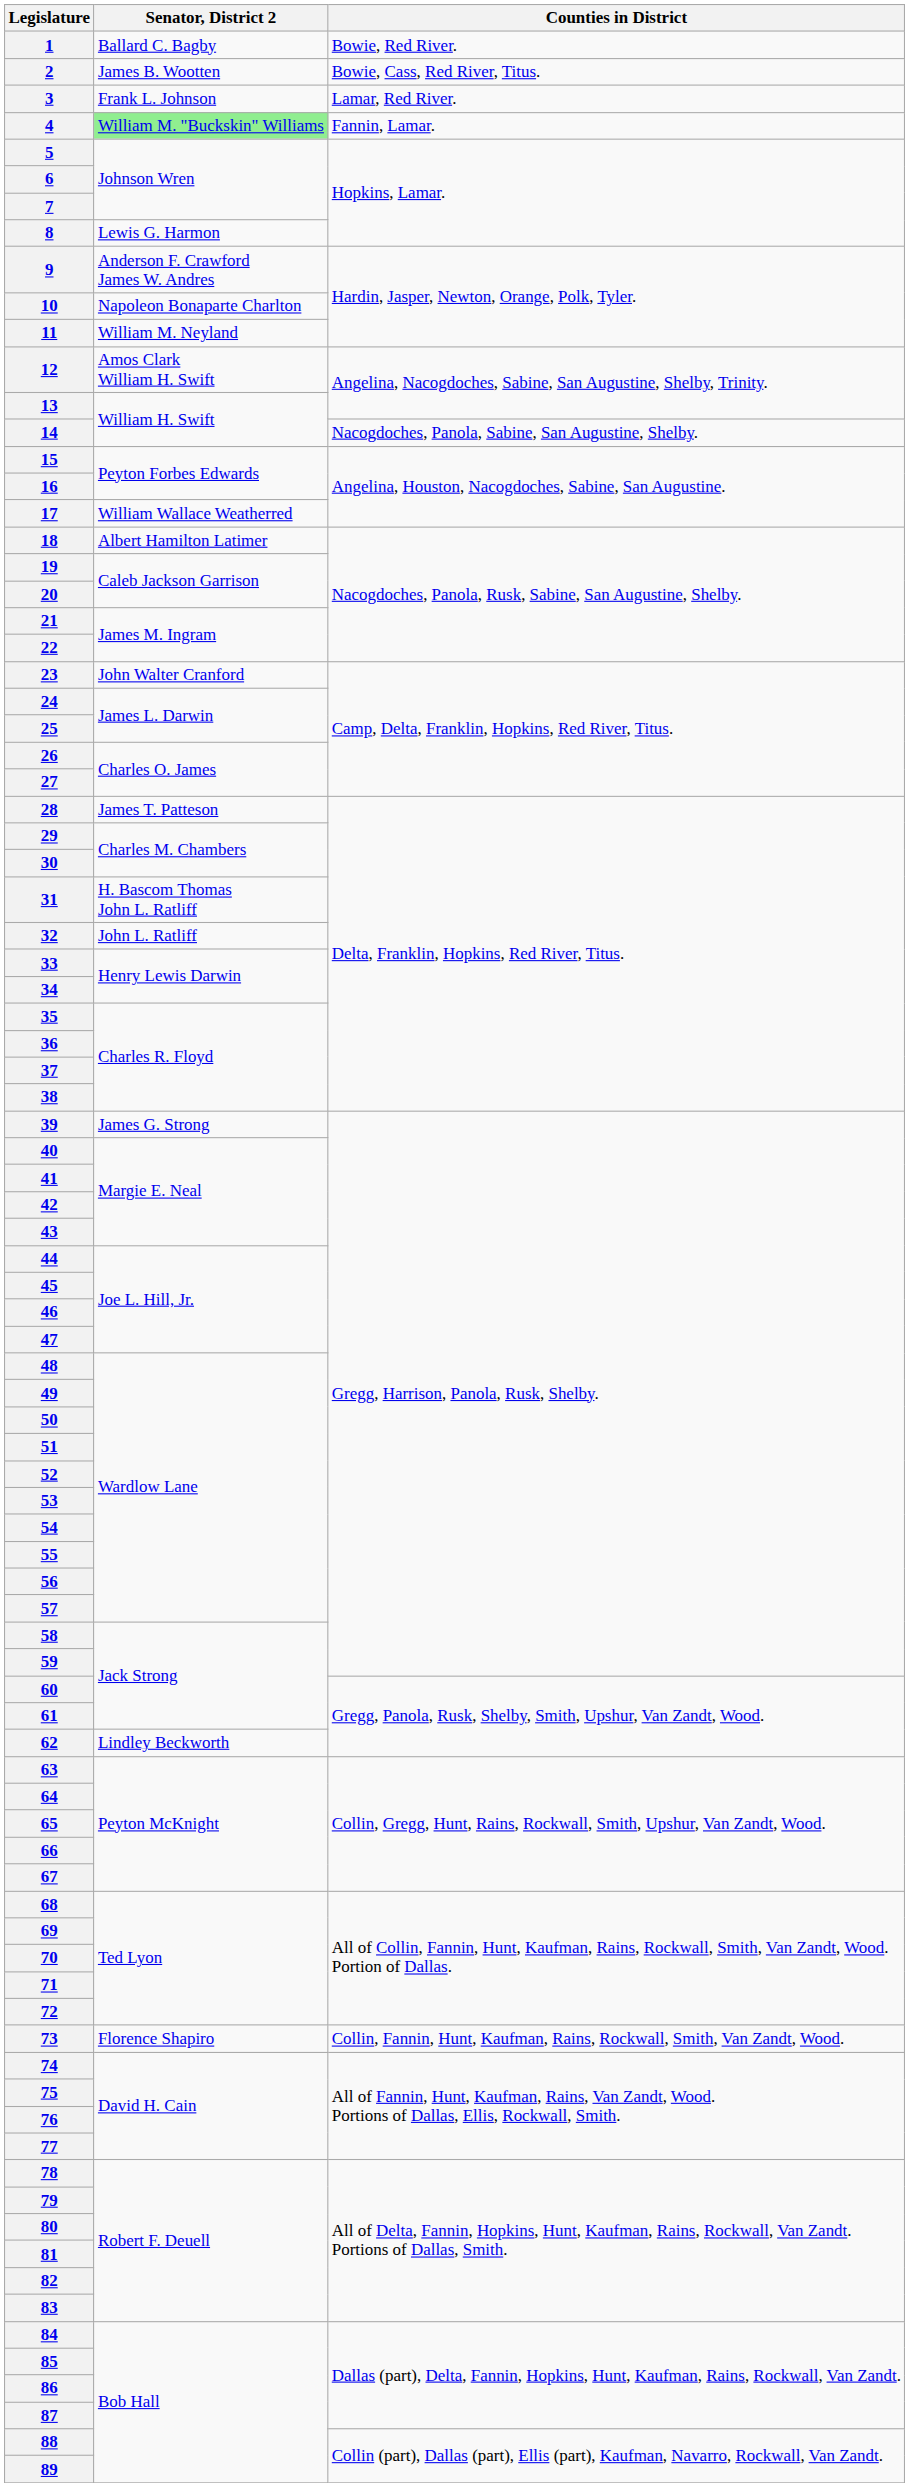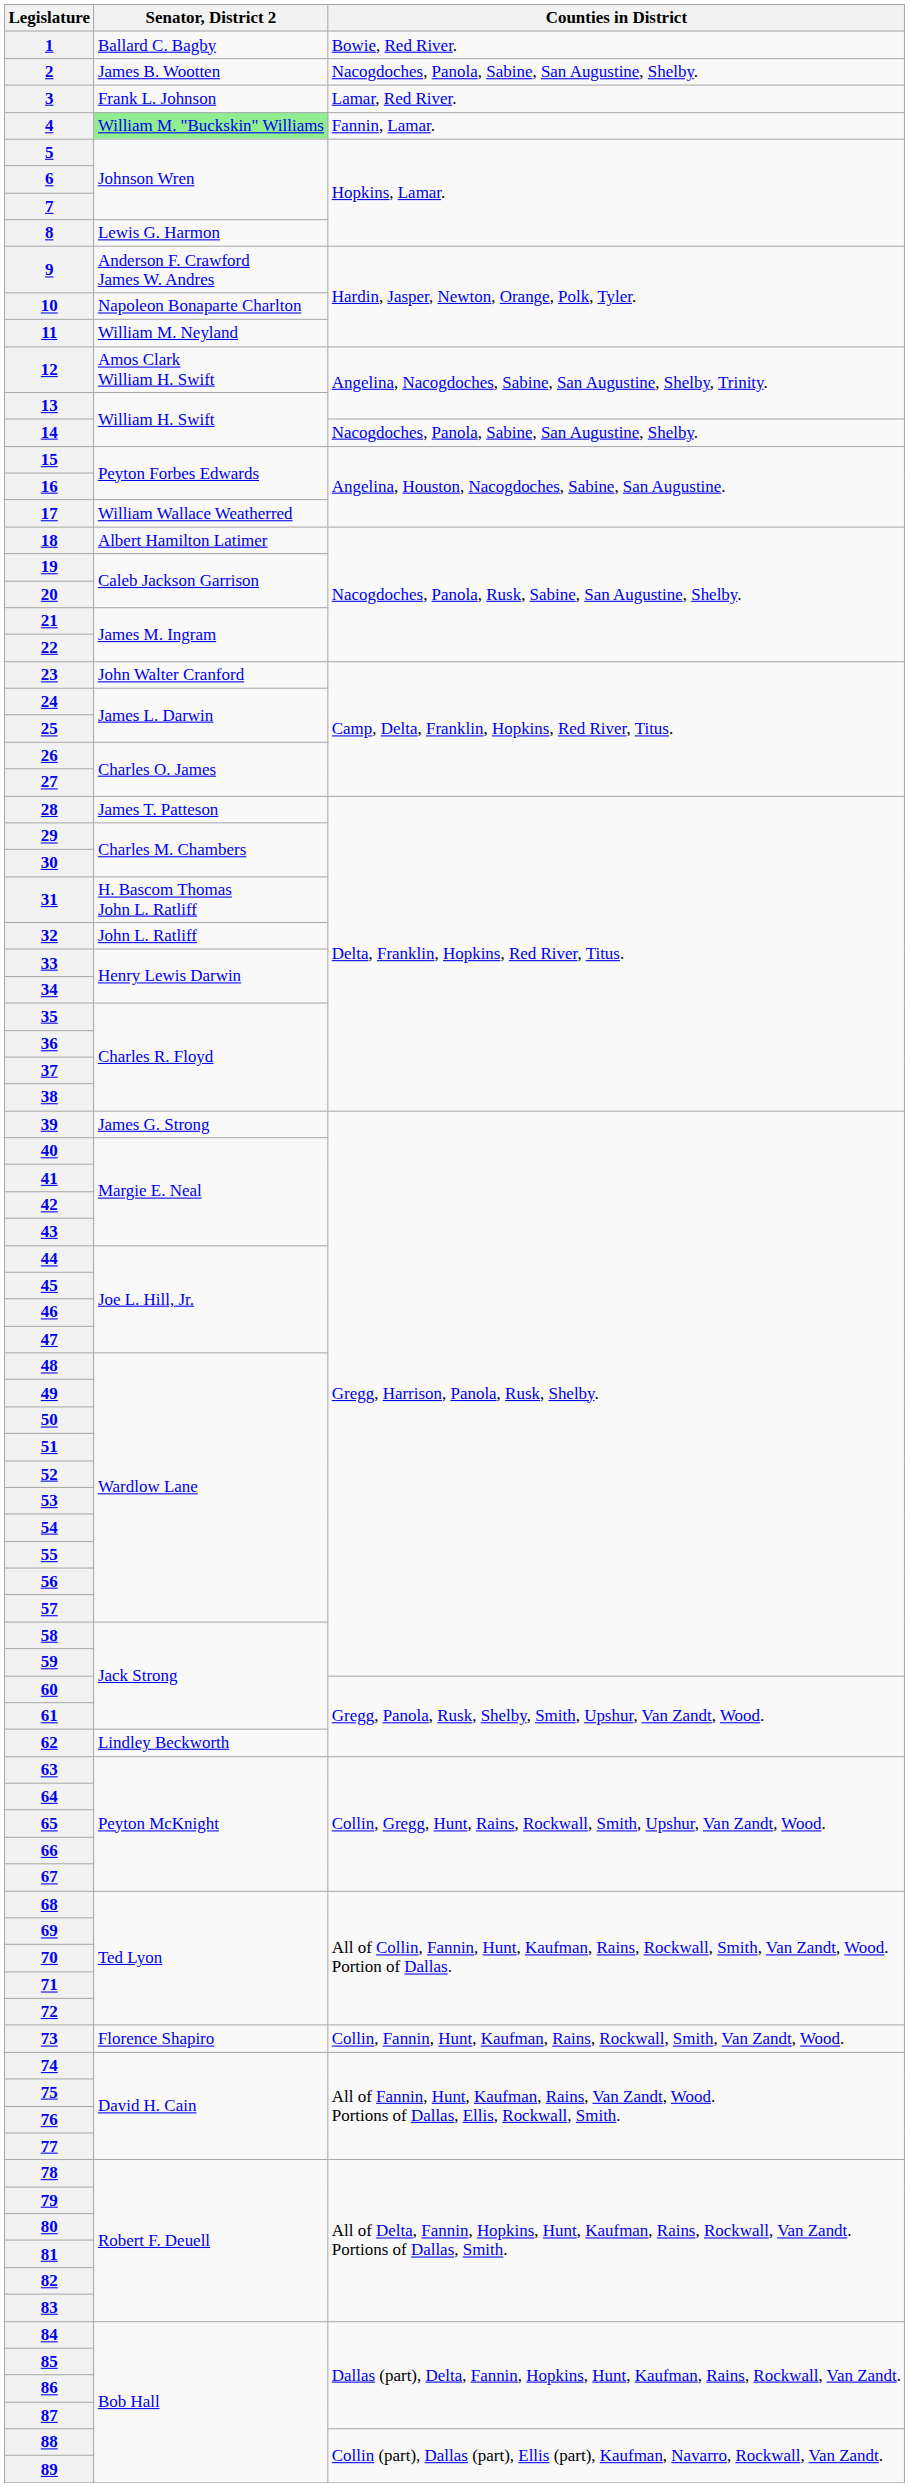(436, 71) Bowie, Cass, Red River, Titus. -> (515, 71) Nacogdoches, Panola, Sabine, San Augustine, Shelby.
